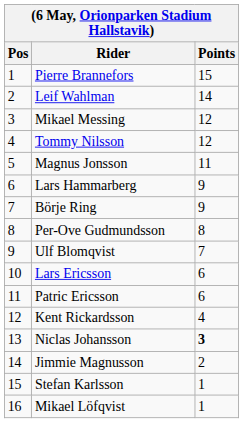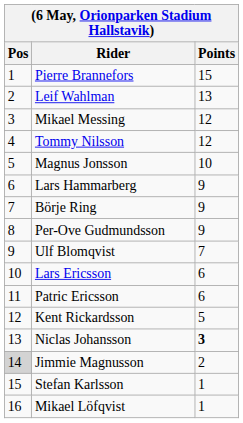(205, 97) 14 -> (205, 97) 13
(205, 163) 11 -> (205, 163) 10
(201, 229) 8 -> (201, 229) 9
(201, 318) 4 -> (201, 318) 5
(15, 362) no background -> (15, 362) lightgrey background
